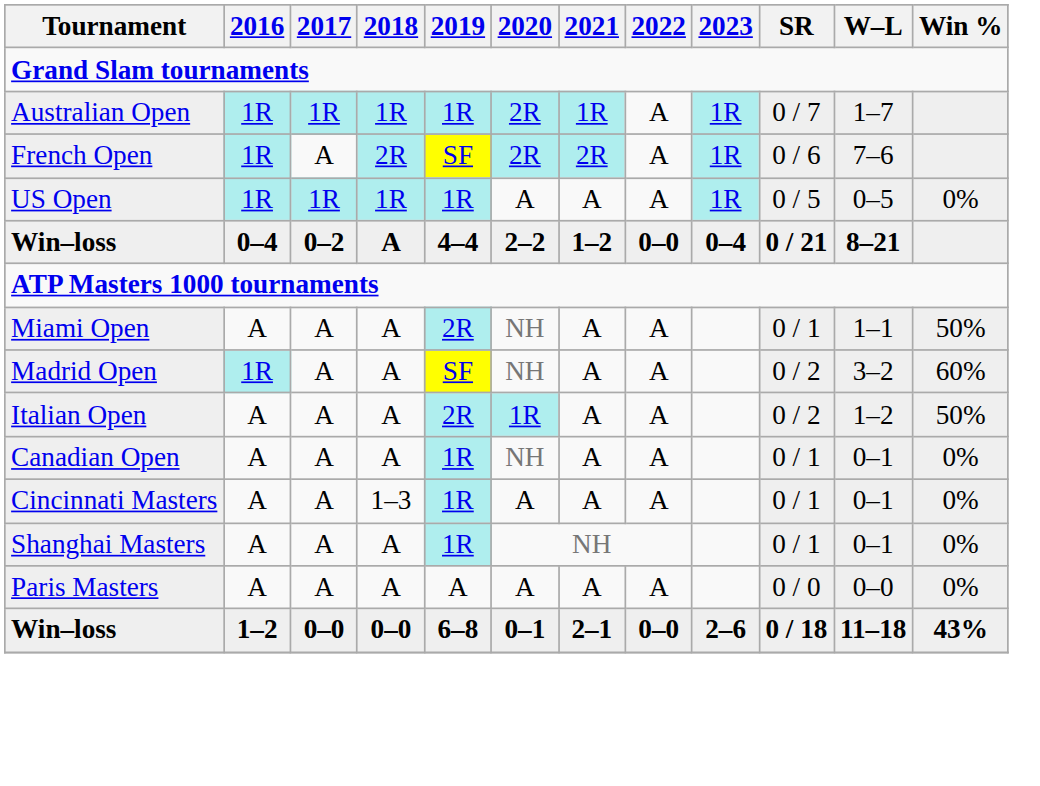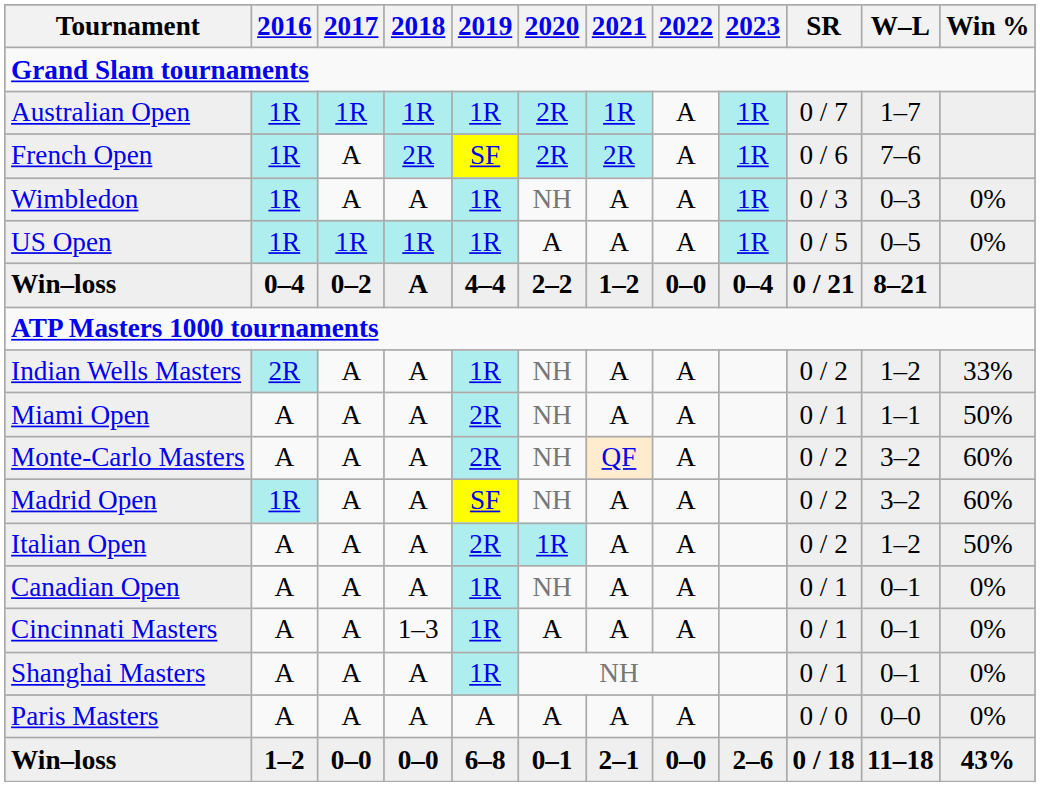+ row: (75, 198)
+ row: (126, 371)
+ row: (128, 457)
